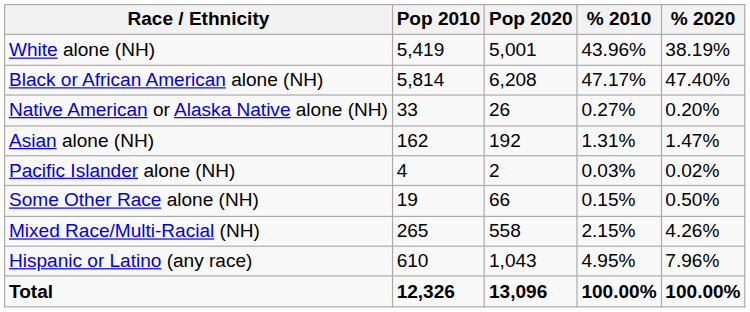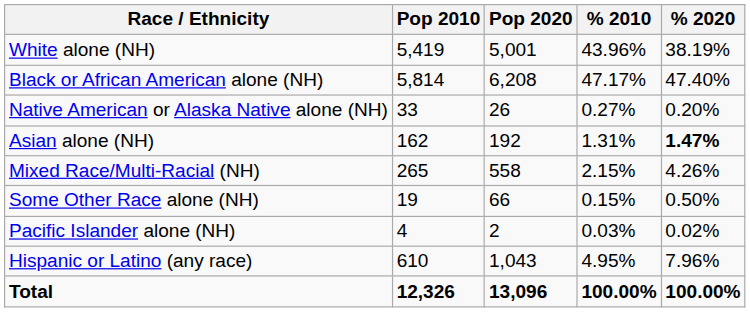(692, 140) normal -> (692, 140) bold
rows swapped: (122, 170) <-> (134, 230)
